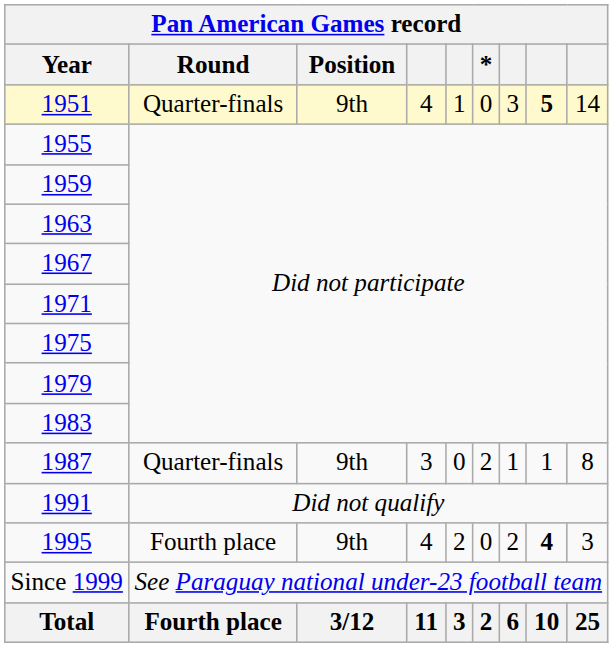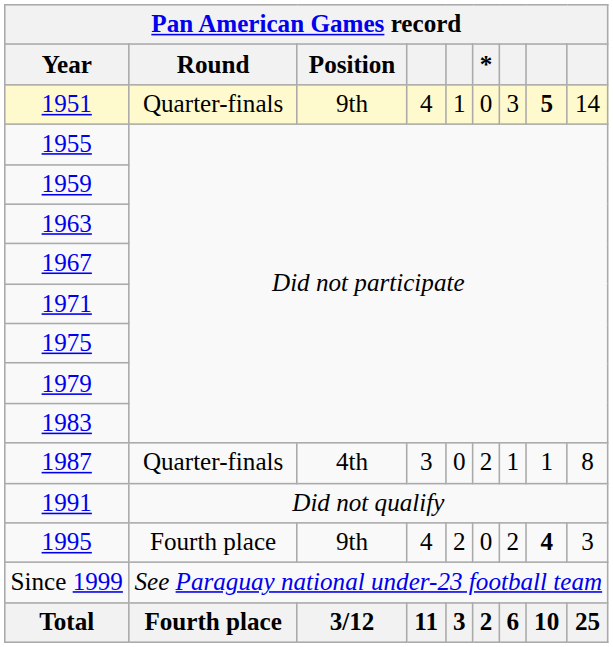(352, 462) 9th -> (352, 462) 4th
